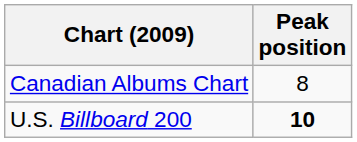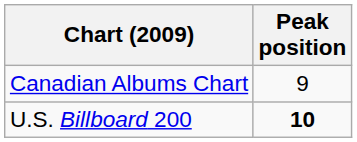(302, 83) 8 -> (302, 83) 9
